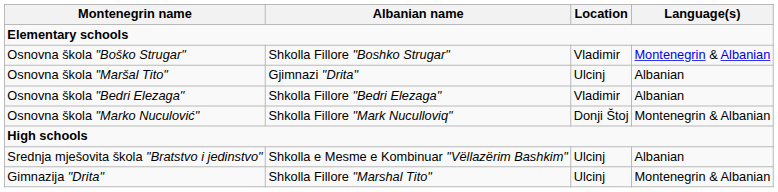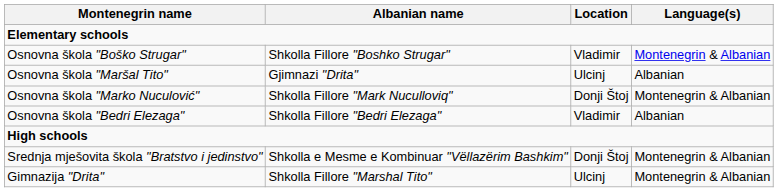rows swapped: (96, 95) <-> (103, 116)
(589, 156) Ulcinj -> (601, 156) Donji Štoj
(659, 156) Albanian -> (702, 156) Montenegrin & Albanian
